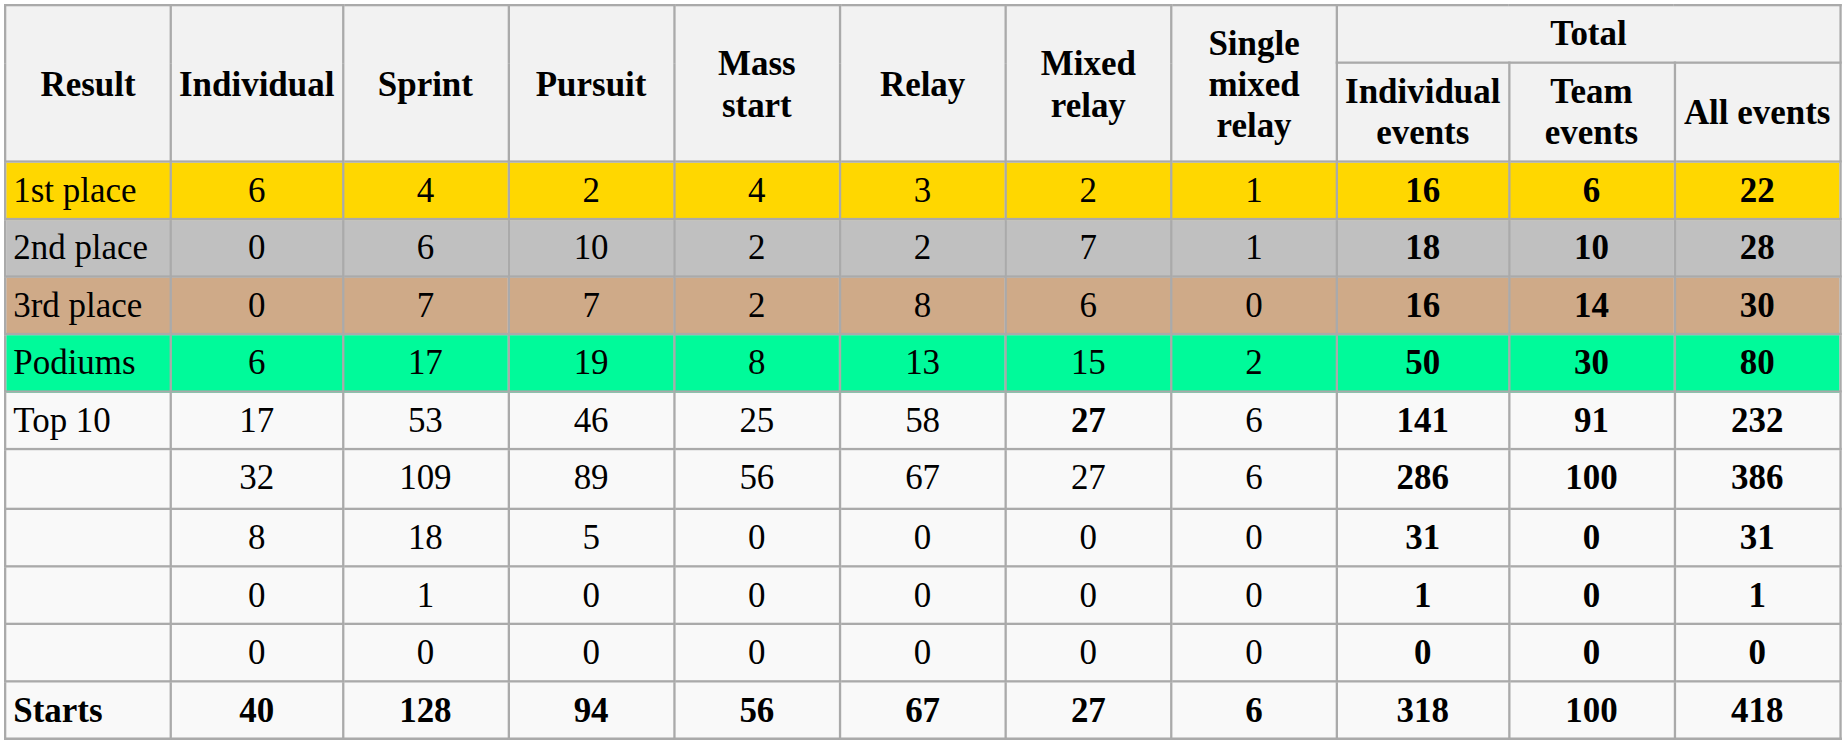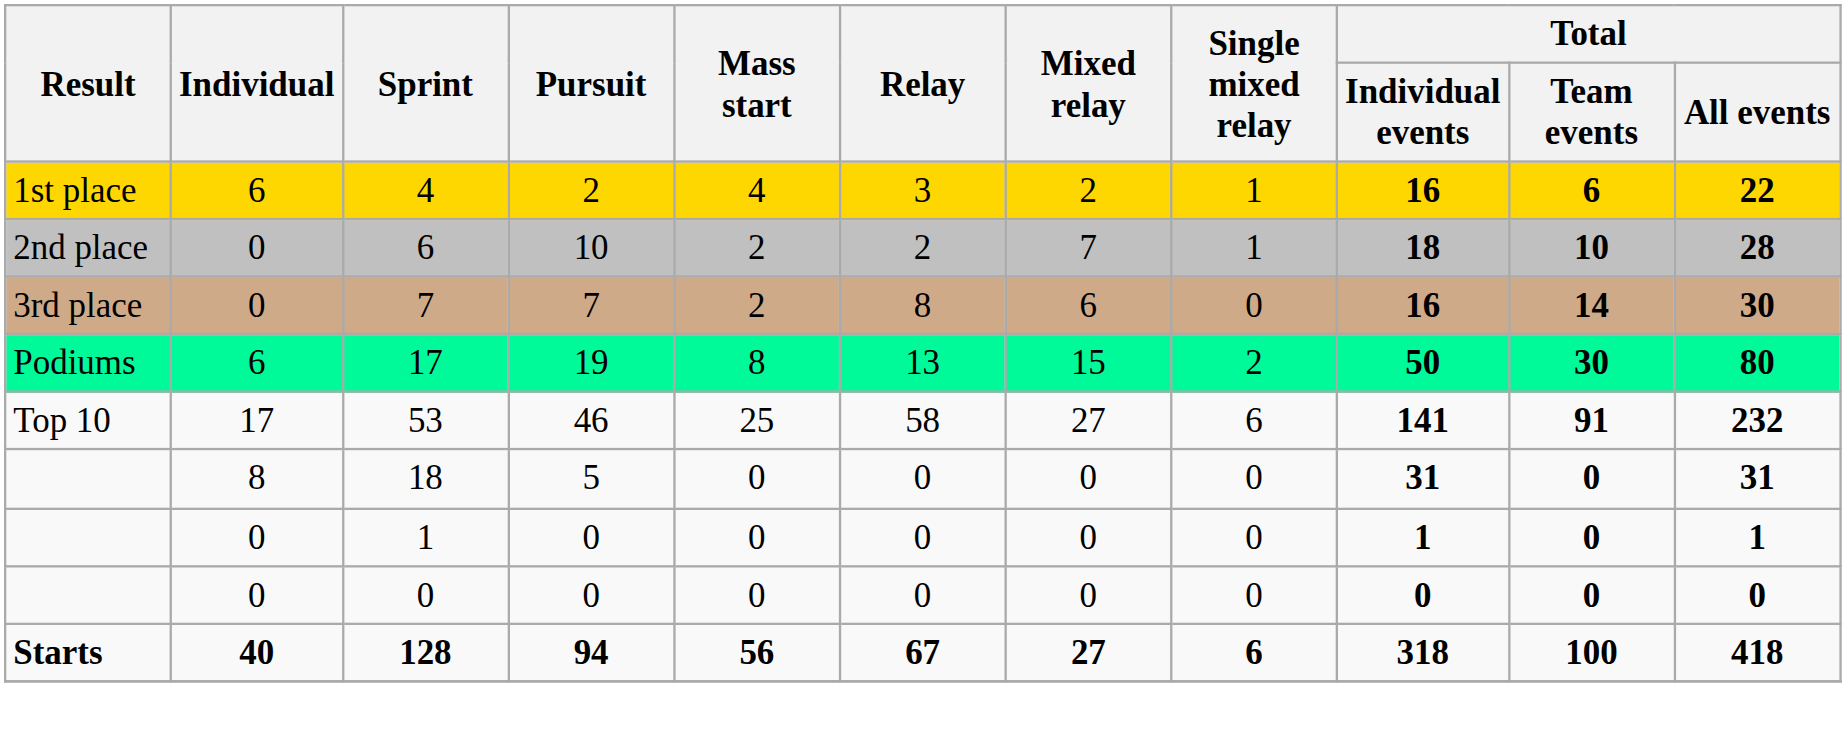(1088, 420) bold -> (1088, 420) normal
- row: (425, 478)
